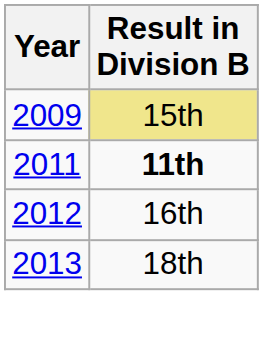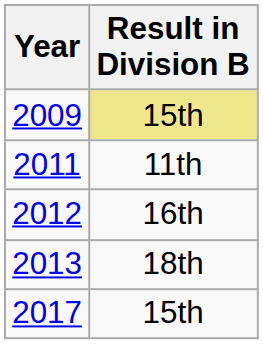(173, 164) bold -> (173, 164) normal
+ row: (47, 313)
